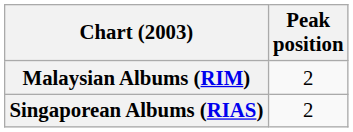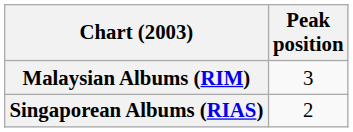(308, 77) 2 -> (308, 77) 3
